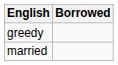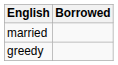rows swapped: (27, 51) <-> (25, 32)
